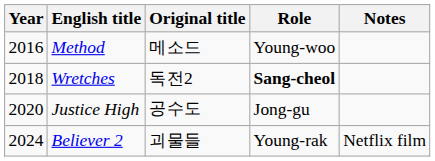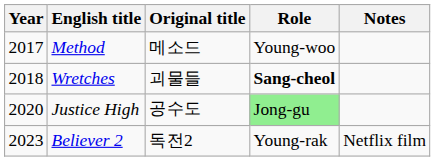(26, 47) 2016 -> (26, 47) 2017
(171, 78) 독전2 -> (175, 78) 괴물들
(282, 109) no background -> (282, 109) lightgreen background
(26, 140) 2024 -> (26, 140) 2023
(175, 139) 괴물들 -> (171, 139) 독전2
